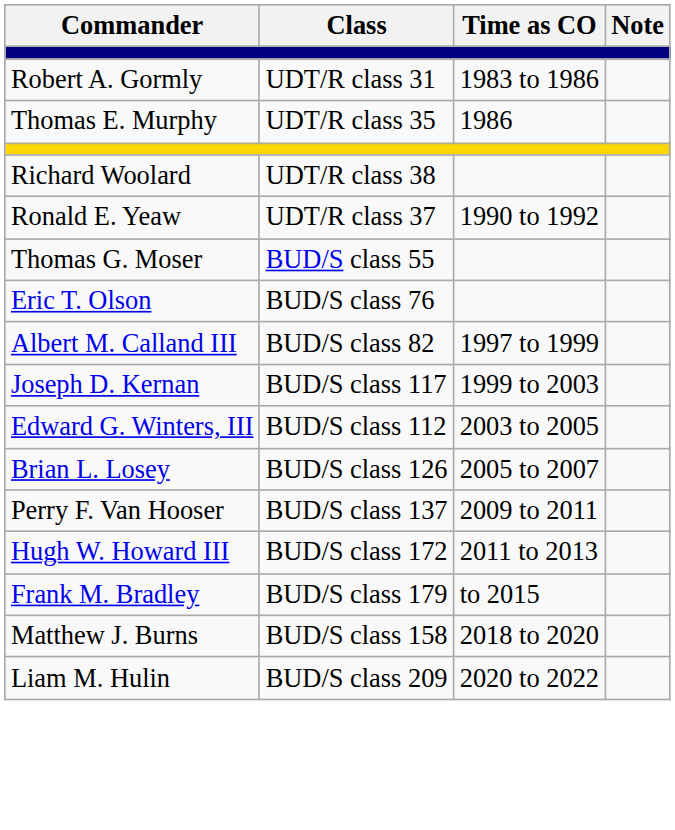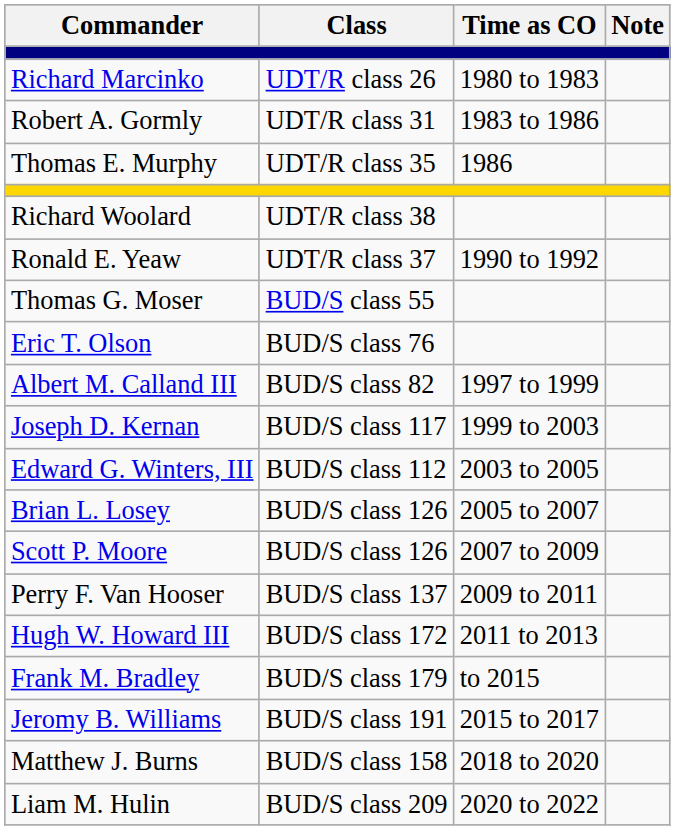+ row: (107, 79)
+ row: (89, 552)
+ row: (116, 719)
